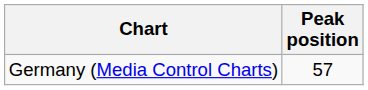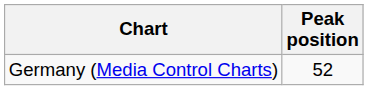(323, 69) 57 -> (323, 69) 52
